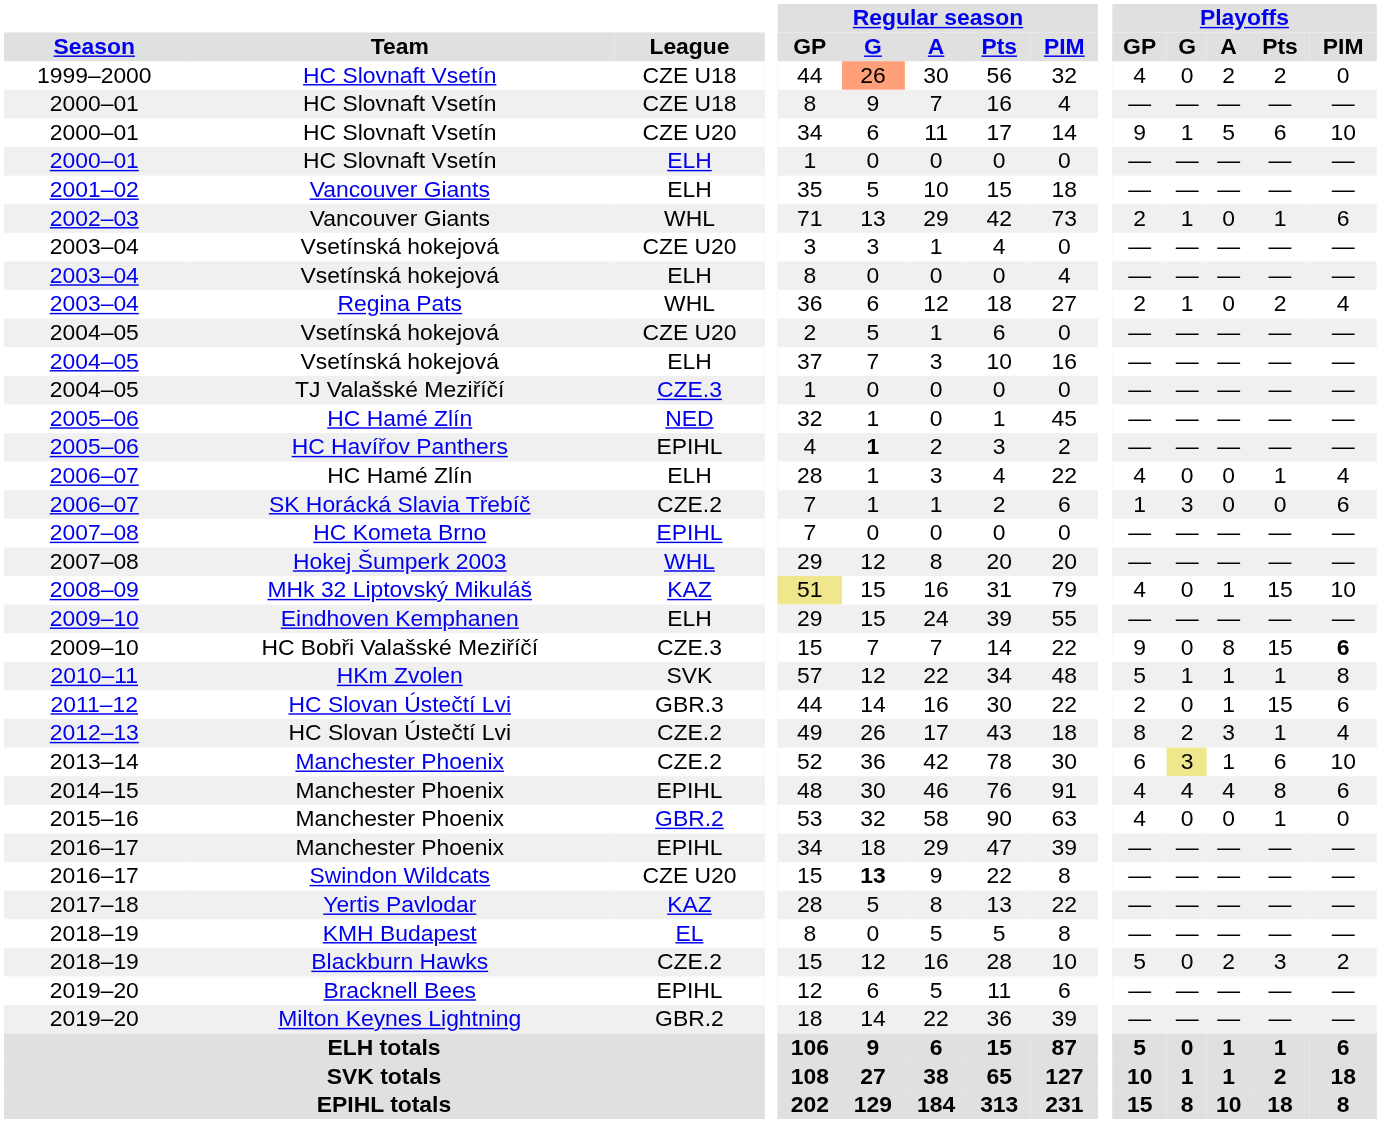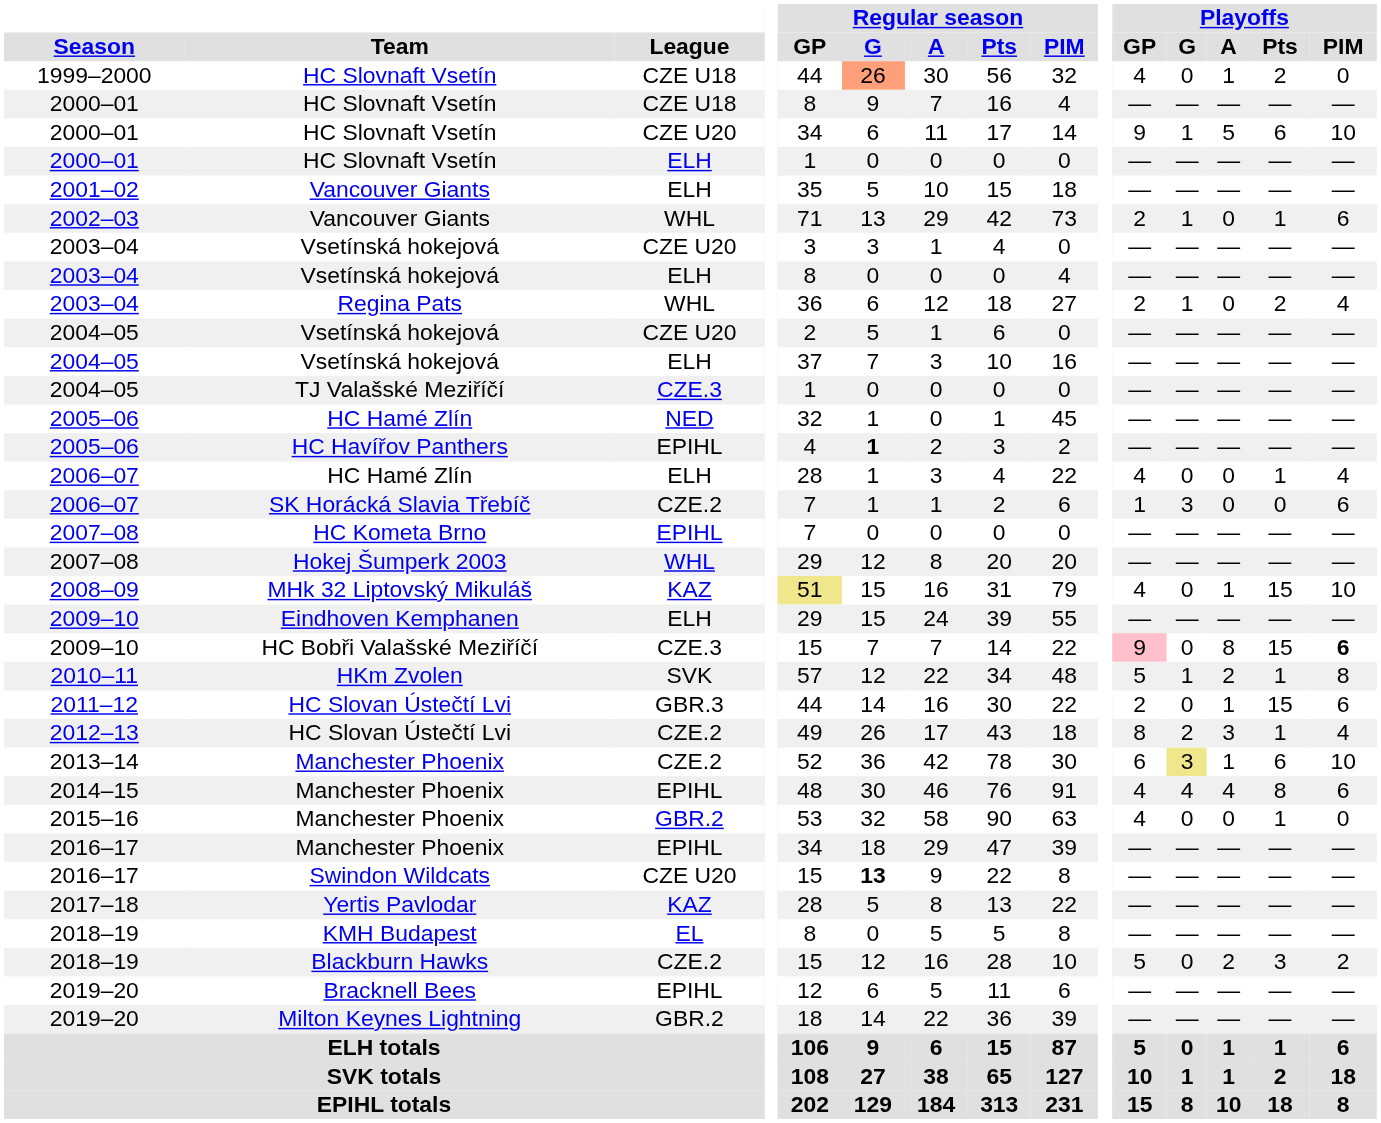(1229, 75) 2 -> (1229, 75) 1
(1140, 647) no background -> (1140, 647) pink background
(1229, 675) 1 -> (1229, 675) 2
